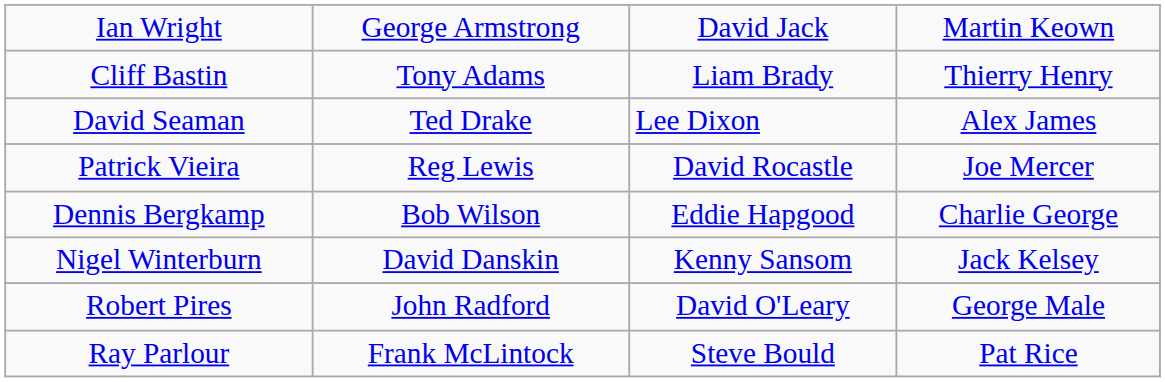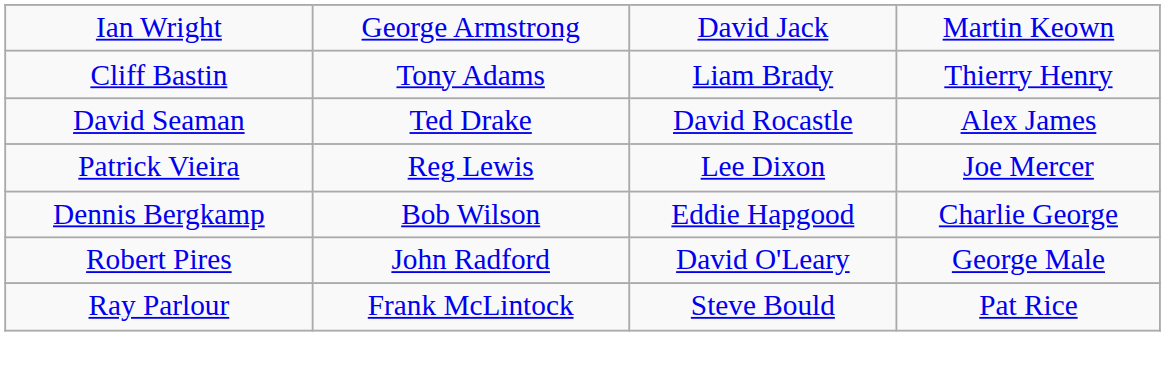(698, 120) Lee Dixon -> (763, 120) David Rocastle
(763, 167) David Rocastle -> (763, 167) Lee Dixon
- row: (159, 259)
